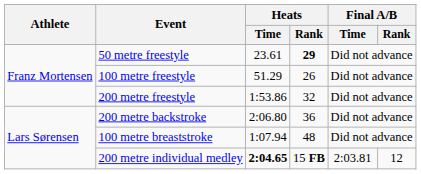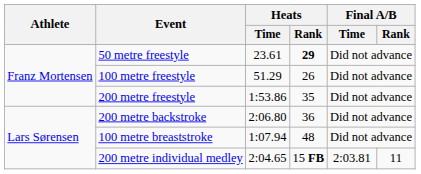(309, 96) 32 -> (308, 96) 35
(268, 158) bold -> (268, 158) normal
(397, 158) 12 -> (396, 158) 11
